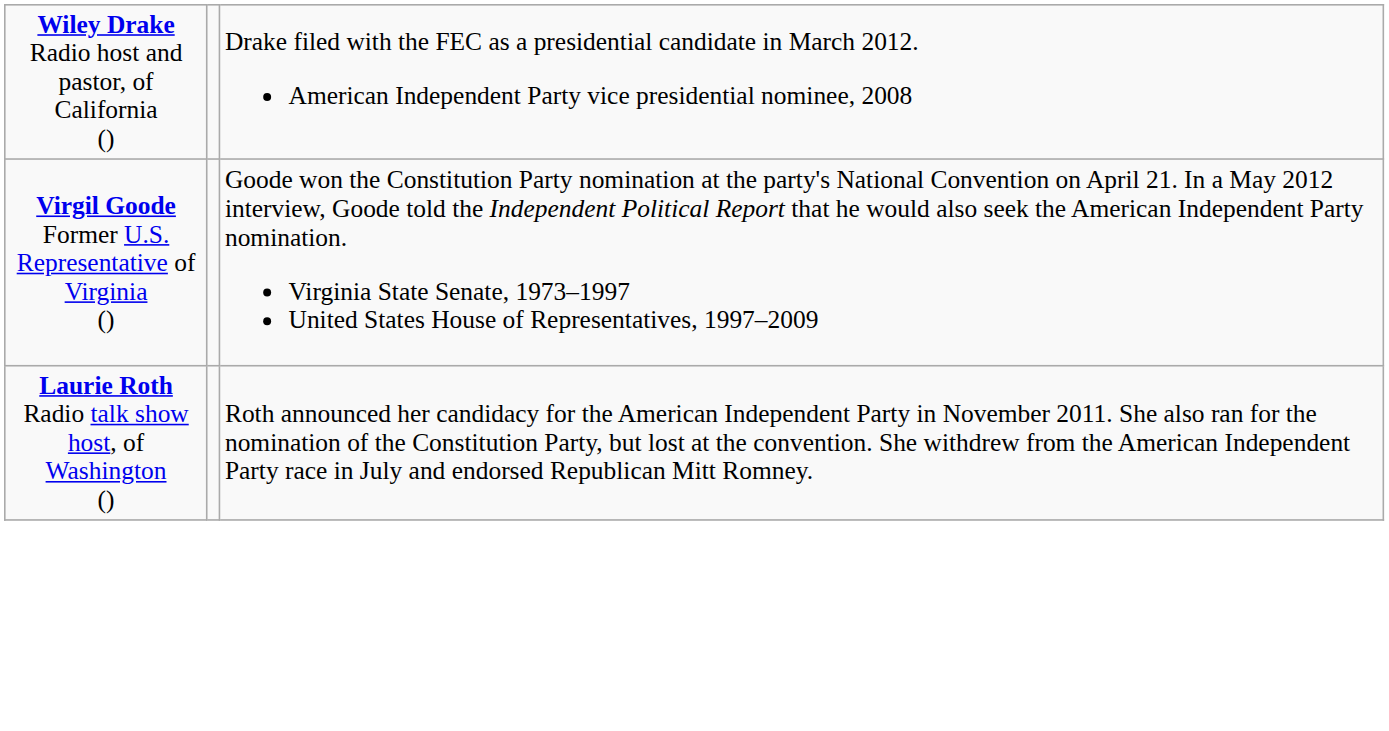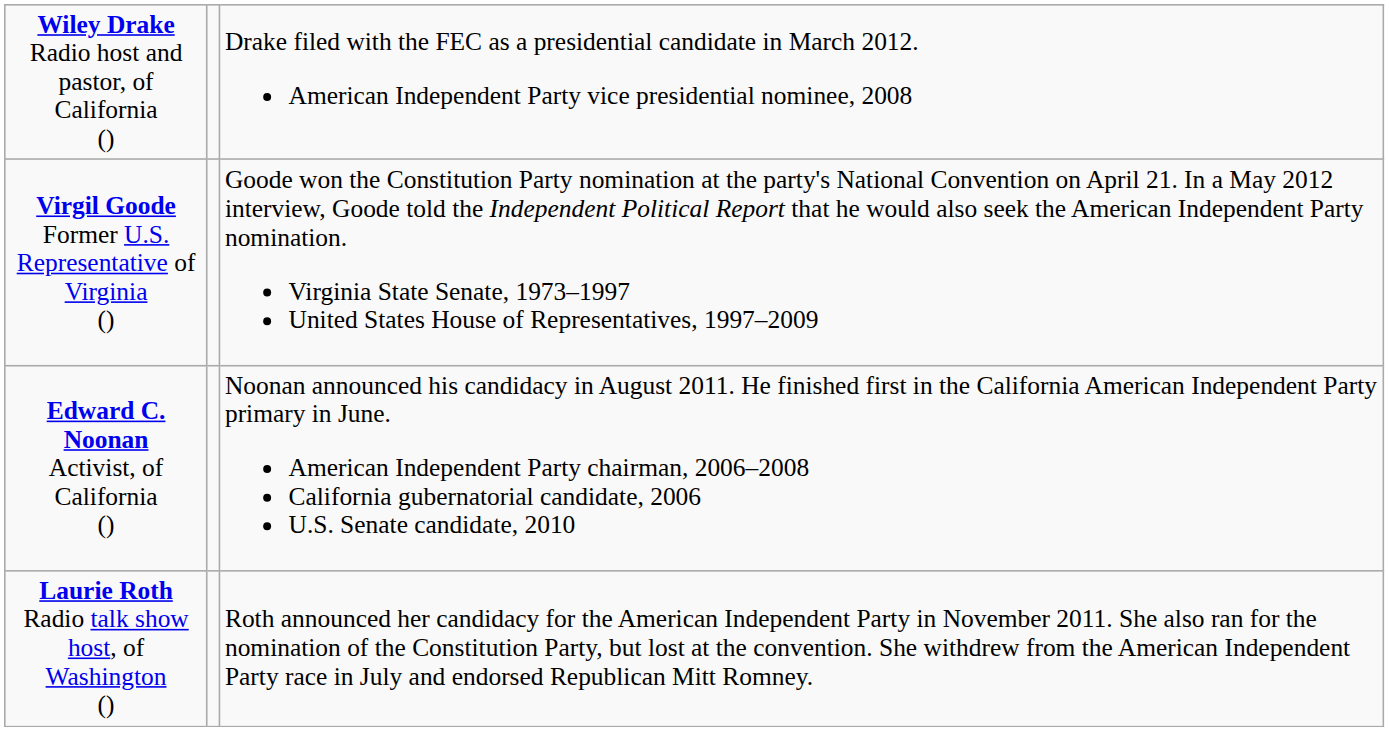+ row: (106, 467)
